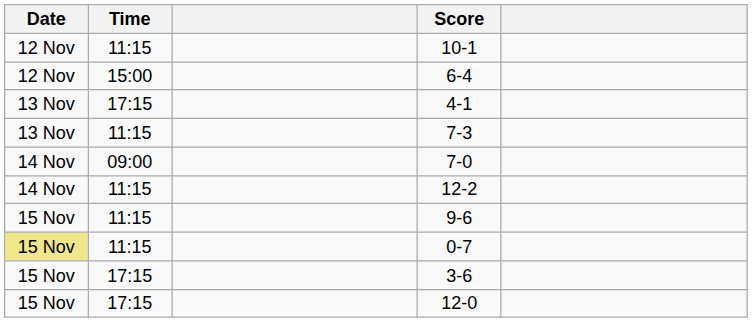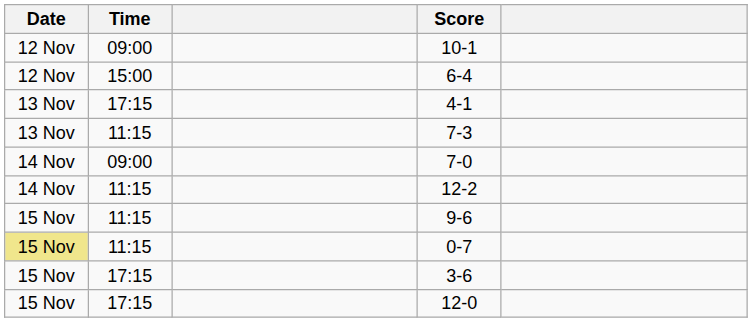(130, 48) 11:15 -> (130, 48) 09:00
